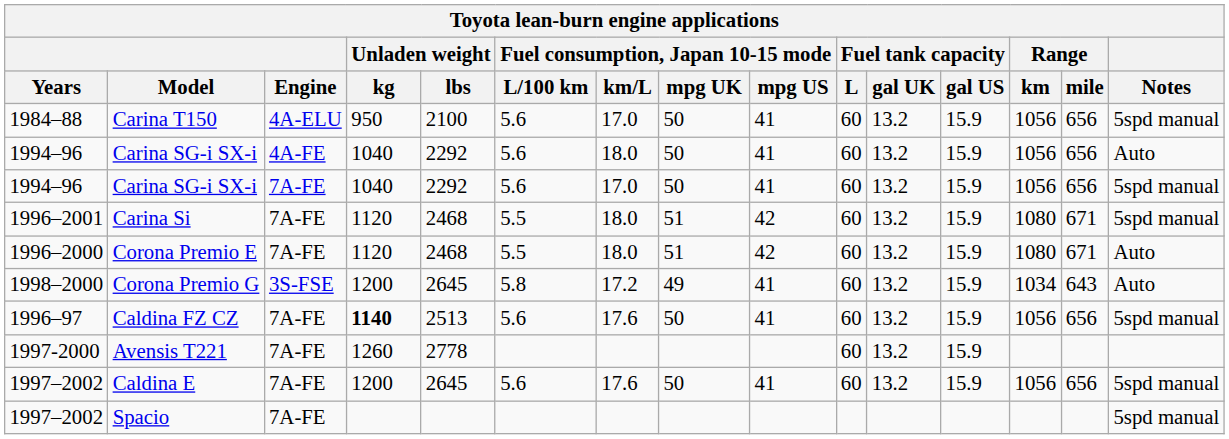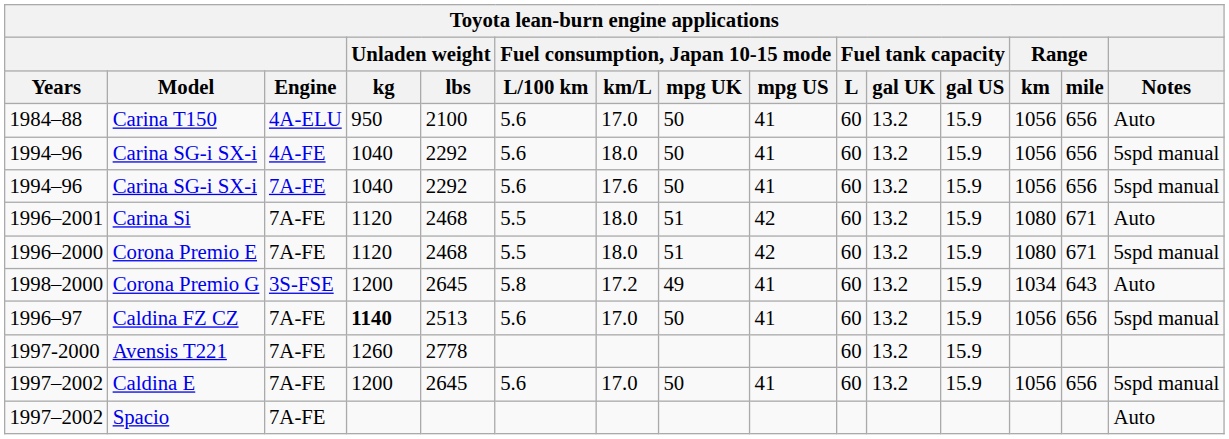(1166, 119) 5spd manual -> (1134, 119) Auto
(1134, 152) Auto -> (1166, 152) 5spd manual
(619, 185) 17.0 -> (619, 185) 17.6
(1166, 218) 5spd manual -> (1134, 218) Auto
(1134, 251) Auto -> (1166, 251) 5spd manual
(619, 317) 17.6 -> (619, 317) 17.0
(619, 383) 17.6 -> (619, 383) 17.0
(1166, 416) 5spd manual -> (1134, 416) Auto
